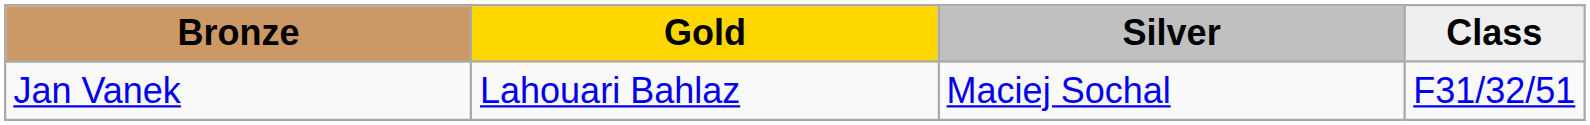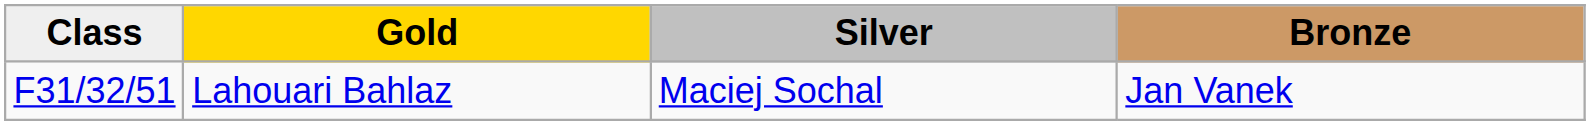columns swapped: (1494, 33) <-> (238, 33)
